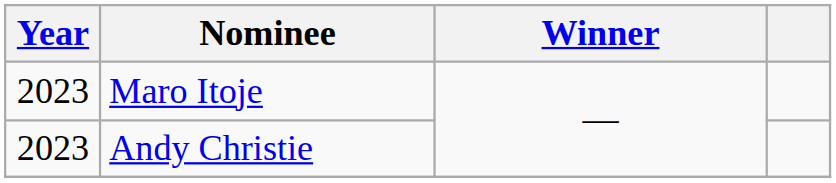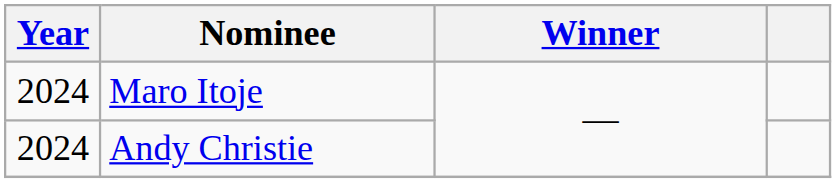(53, 90) 2023 -> (53, 90) 2024
(53, 147) 2023 -> (53, 147) 2024
